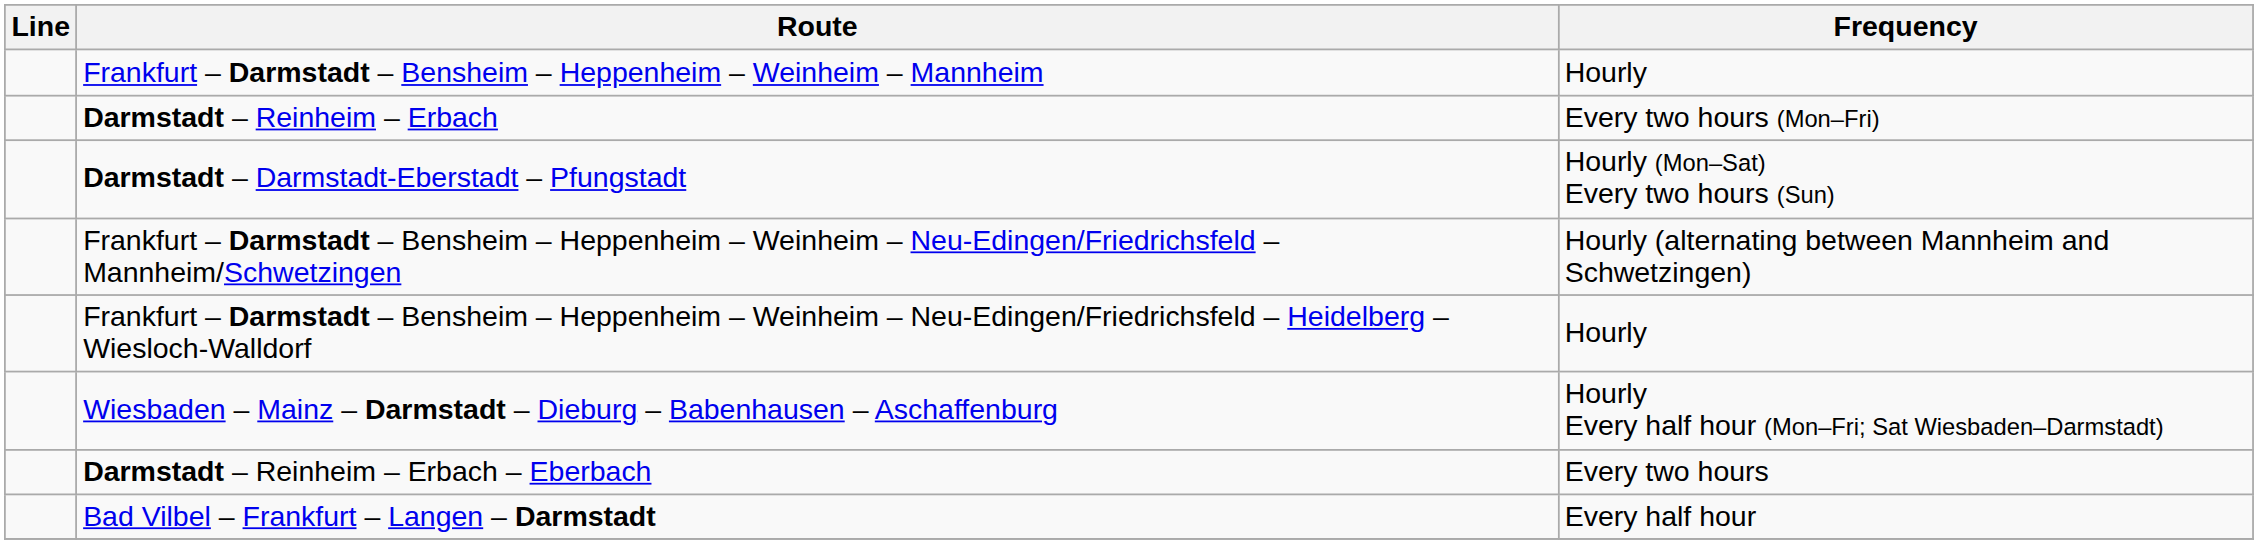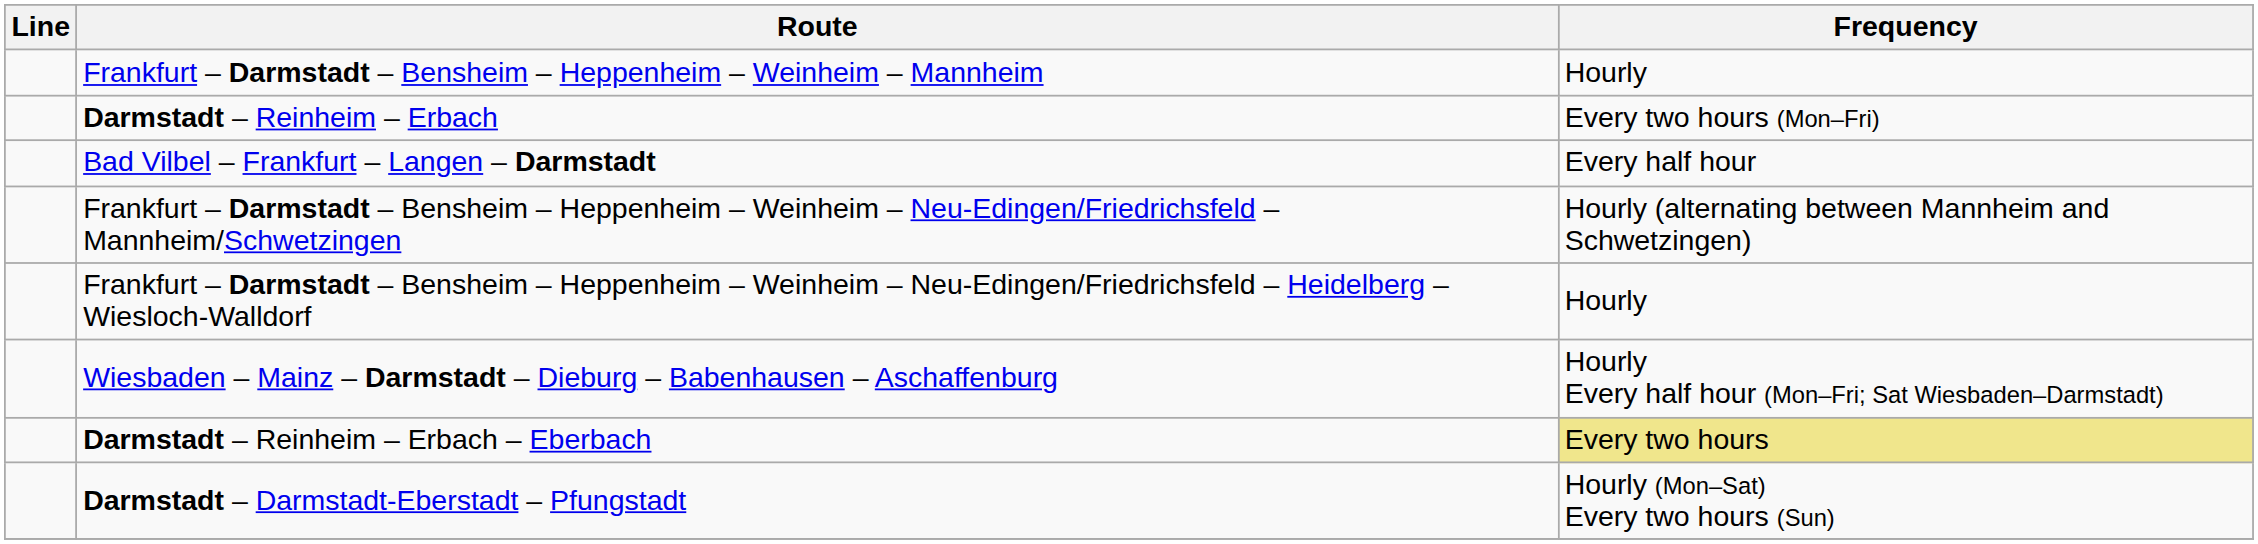rows swapped: (385, 178) <-> (369, 516)
(1667, 471) no background -> (1667, 439) khaki background
